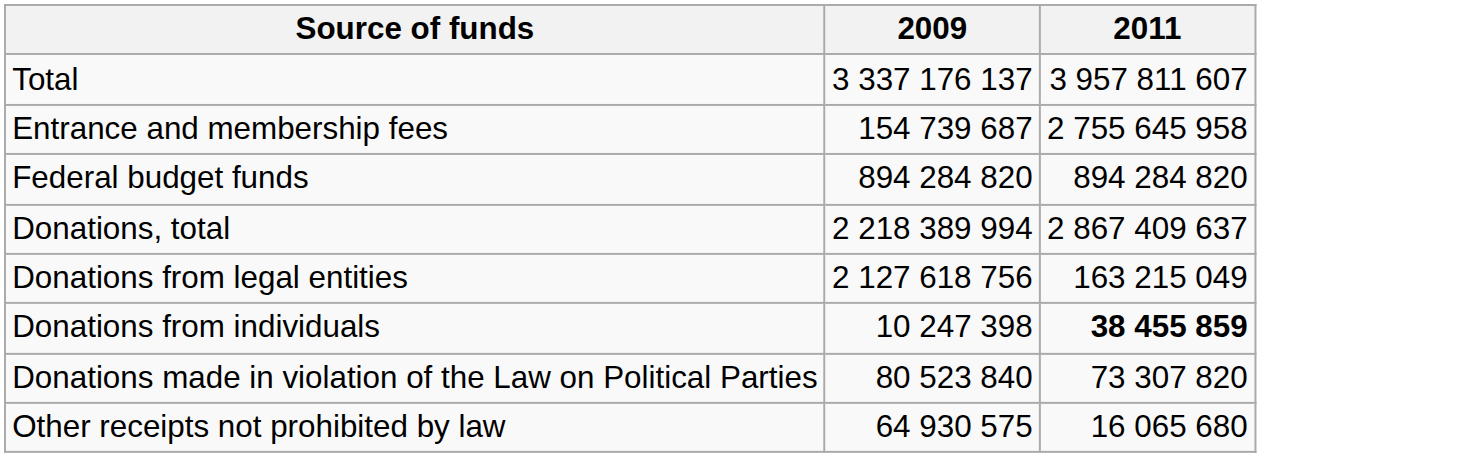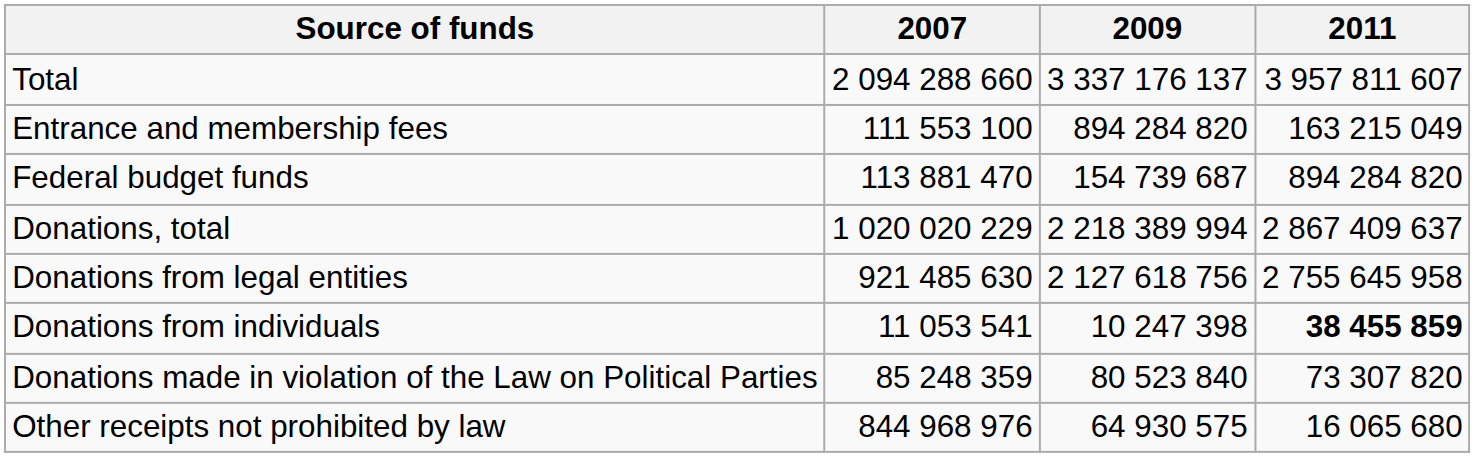+ column: (932, 29)
(945, 128) 154 739 687 -> (1160, 128) 894 284 820
(1147, 128) 2 755 645 958 -> (1375, 128) 163 215 049
(945, 178) 894 284 820 -> (1160, 178) 154 739 687
(1160, 278) 163 215 049 -> (1362, 278) 2 755 645 958
